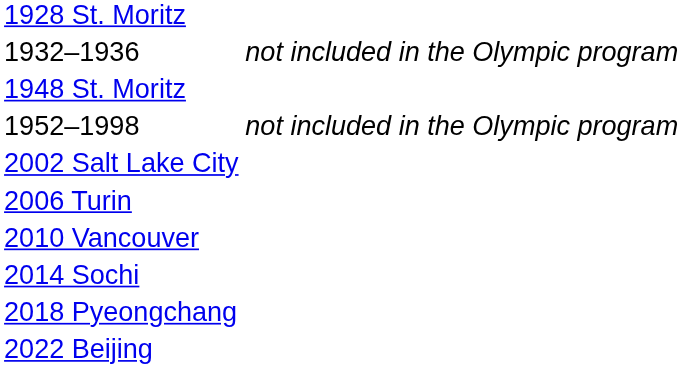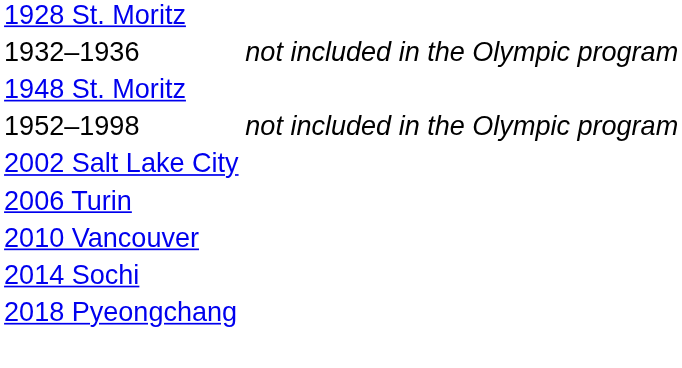- row: (78, 349)
